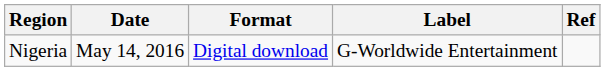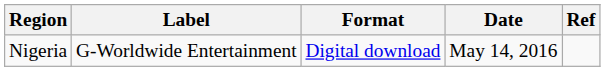columns swapped: (130, 19) <-> (447, 19)
